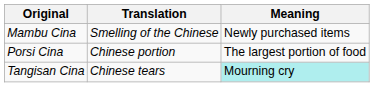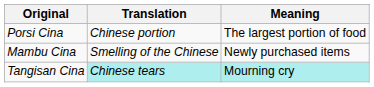rows swapped: (35, 52) <-> (42, 33)
(128, 71) no background -> (128, 71) paleturquoise background
